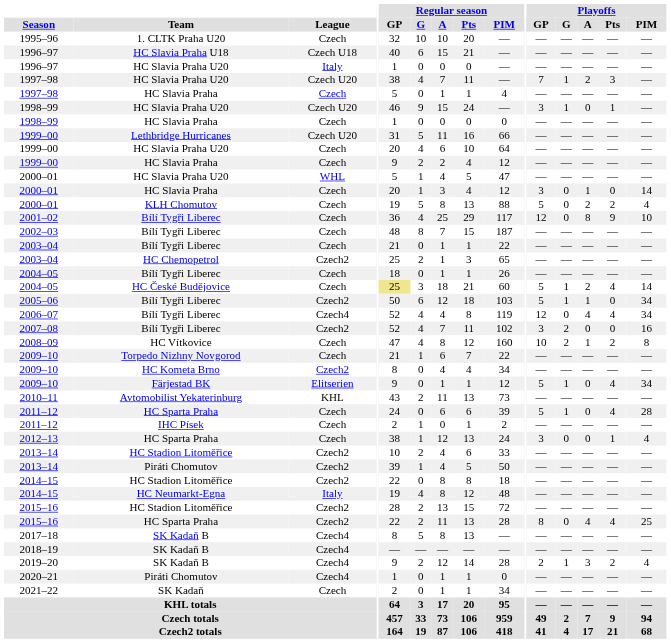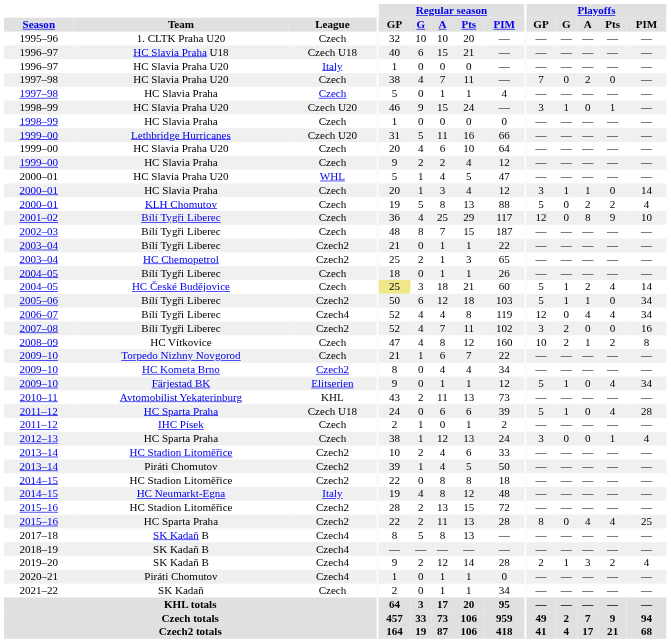(332, 80) Czech U20 -> (332, 80) Czech
(566, 80) 1 -> (566, 80) 0
(613, 80) 3 -> (613, 80) 0
(566, 190) 0 -> (566, 190) 1
(332, 245) Czech -> (332, 245) Czech2
(332, 411) Czech -> (332, 411) Czech U18
